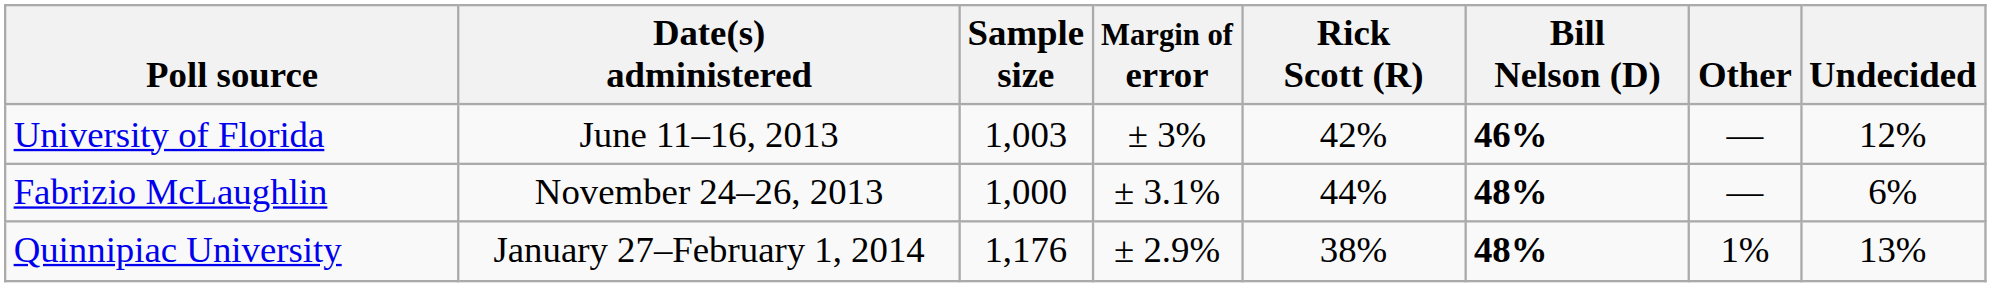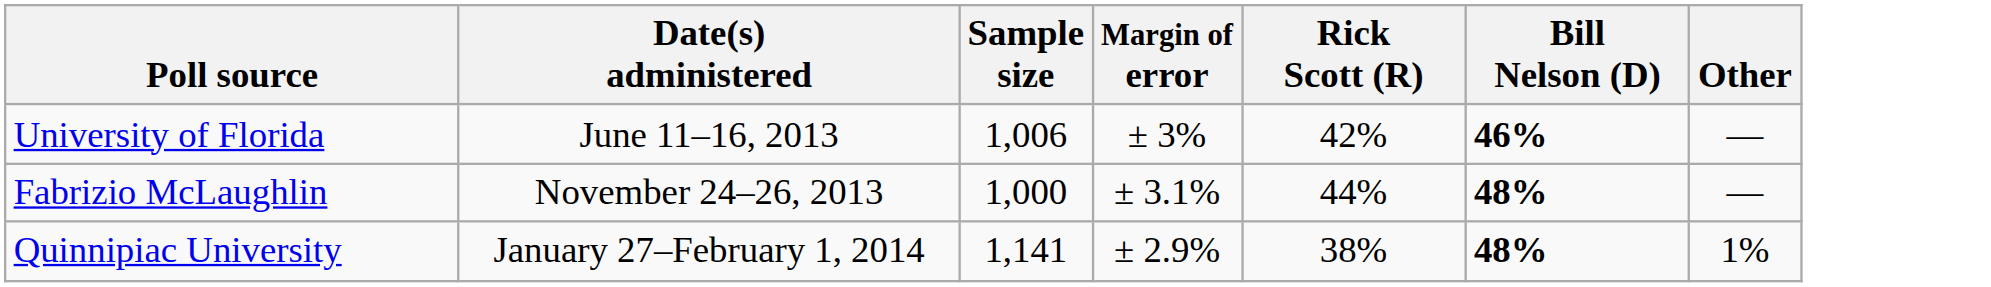- column: (1893, 75)
(1026, 133) 1,003 -> (1026, 133) 1,006
(1026, 250) 1,176 -> (1026, 250) 1,141
